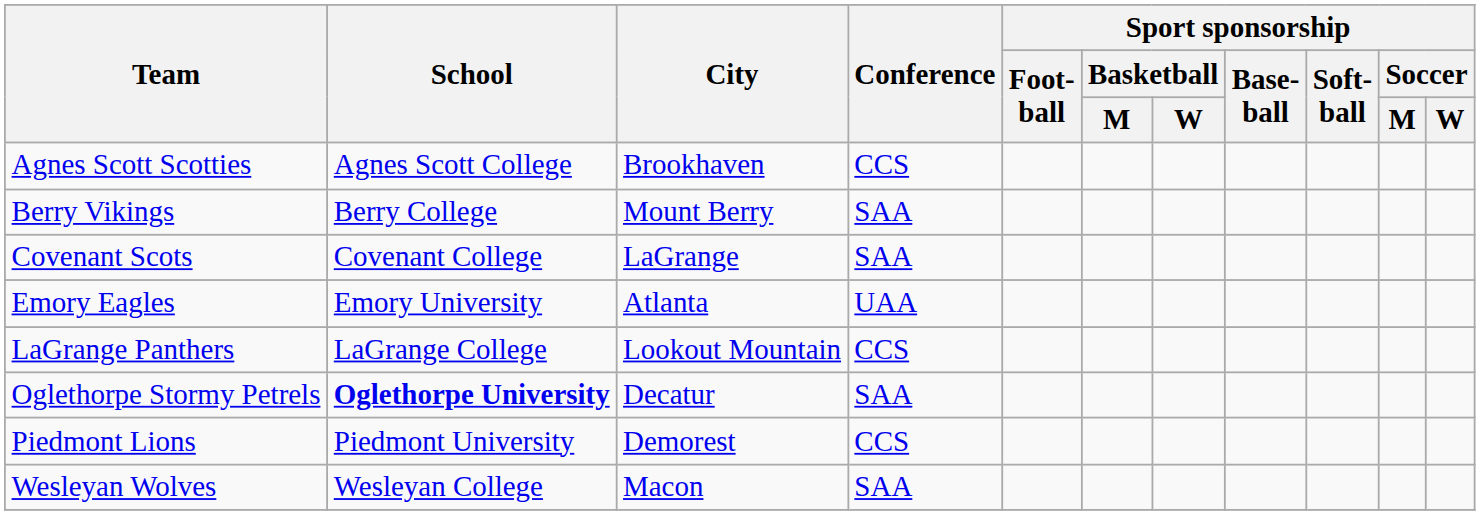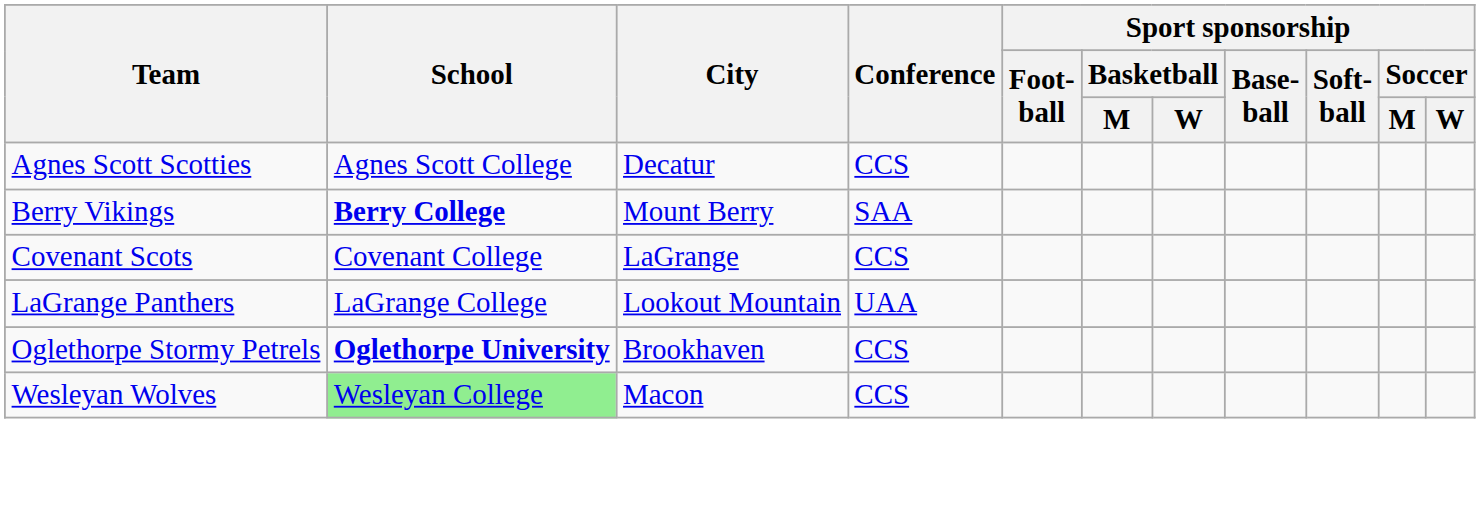(694, 165) Brookhaven -> (669, 165) Decatur
(415, 211) normal -> (419, 211) bold
(883, 257) SAA -> (882, 257) CCS
- row: (93, 303)
(882, 348) CCS -> (886, 303) UAA
(669, 394) Decatur -> (694, 348) Brookhaven
(883, 394) SAA -> (882, 348) CCS
- row: (104, 440)
(438, 486) no background -> (438, 394) lightgreen background
(883, 486) SAA -> (882, 394) CCS
